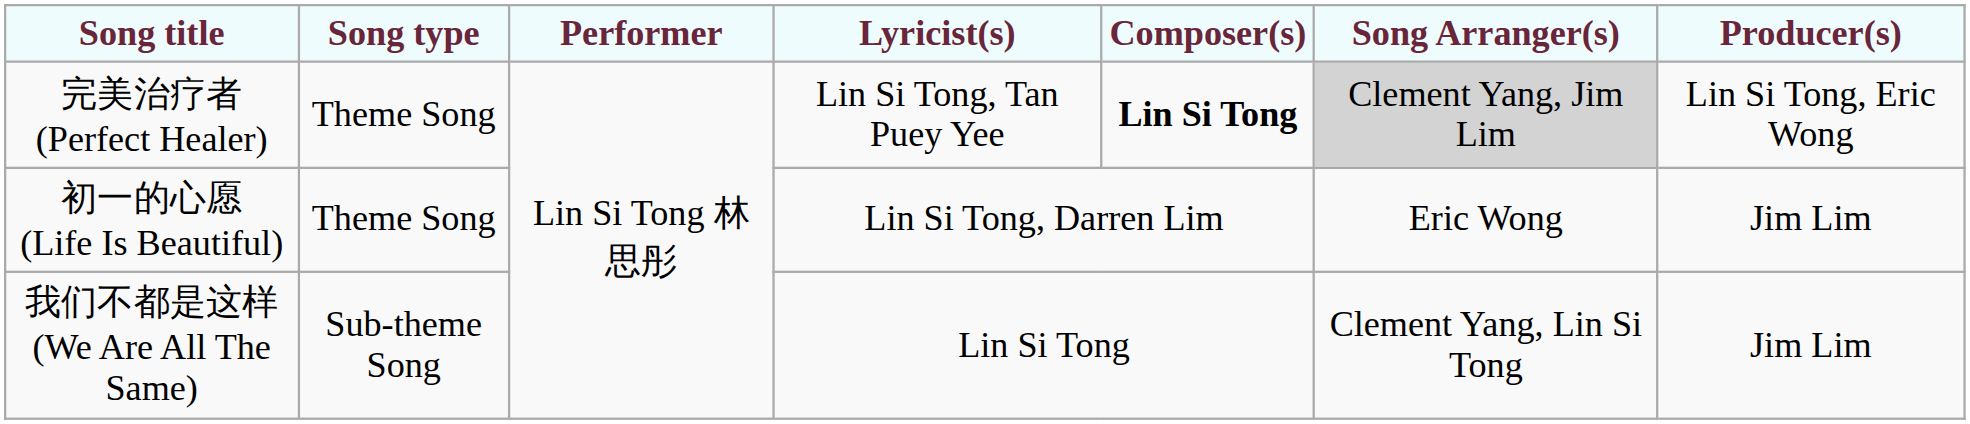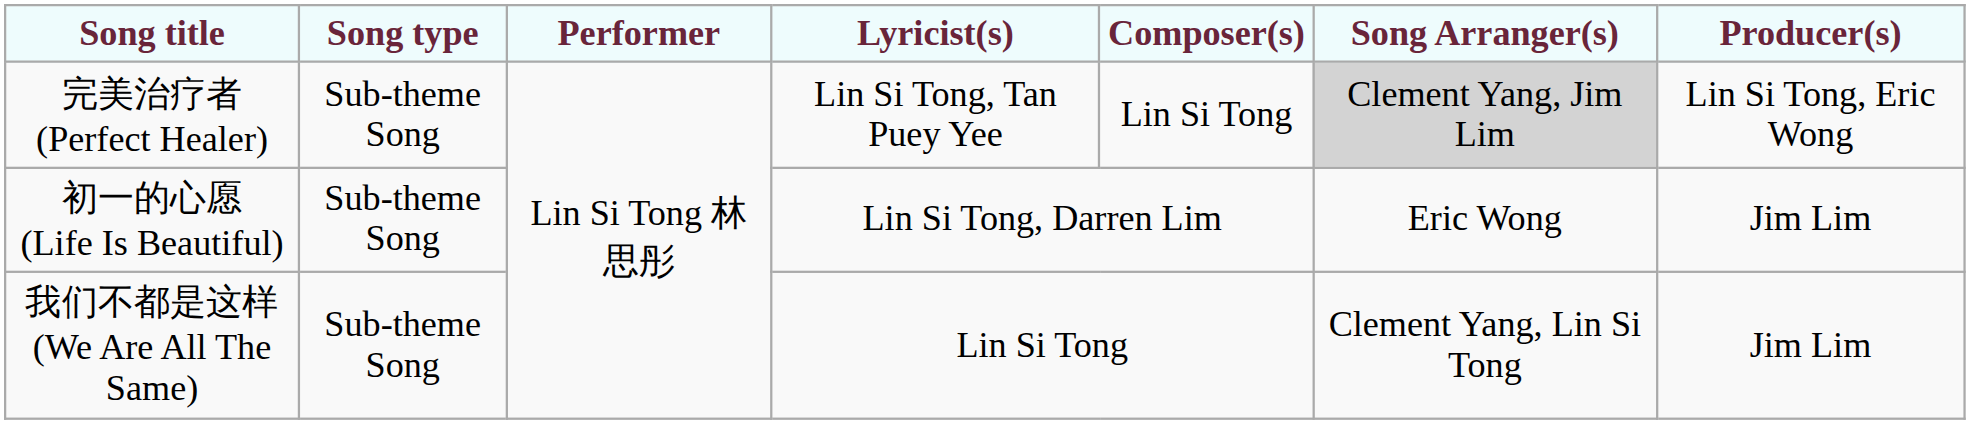(404, 114) Theme Song -> (403, 114) Sub-theme Song
(1208, 114) bold -> (1206, 114) normal
(404, 219) Theme Song -> (403, 219) Sub-theme Song
